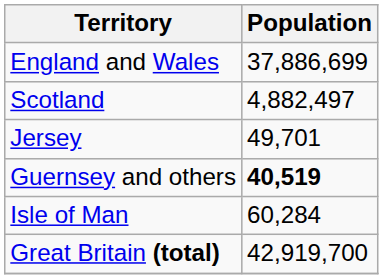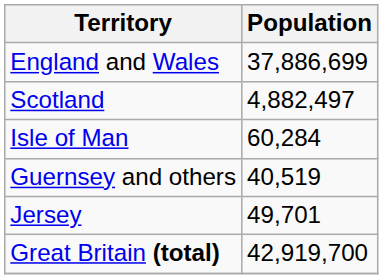rows swapped: (46, 138) <-> (69, 215)
(284, 176) bold -> (284, 176) normal
